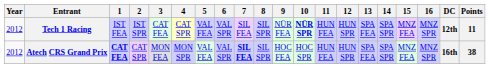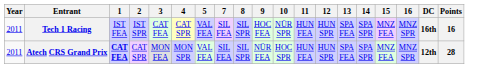- column: (224, 10)
(14, 29) 2012 -> (14, 29) 2011
(283, 29) NÜR FEA -> (263, 29) HOC FEA
(304, 29) bold -> (284, 29) normal
(449, 29) 12th -> (429, 29) 16th
(472, 29) 11 -> (451, 29) 16
(14, 52) 2012 -> (14, 52) 2011
(244, 52) bold -> (224, 52) normal
(283, 52) HOC FEA -> (263, 52) NÜR FEA
(449, 52) 16th -> (429, 52) 12th
(472, 52) 38 -> (451, 52) 28
